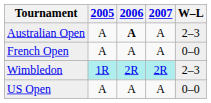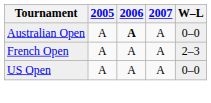(191, 32) 2–3 -> (191, 32) 0–0
(191, 51) 0–0 -> (191, 51) 2–3
- row: (35, 70)
